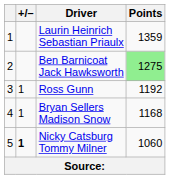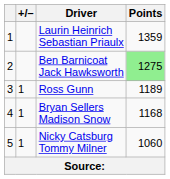(151, 90) 1192 -> (151, 90) 1189
(21, 143) bold -> (21, 143) normal
